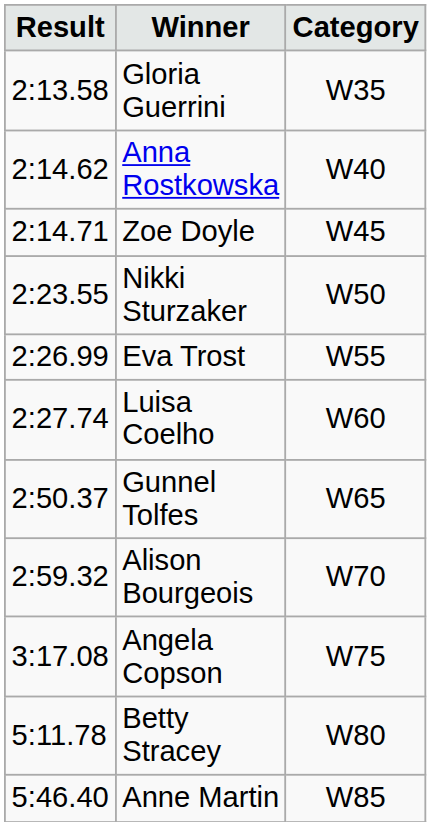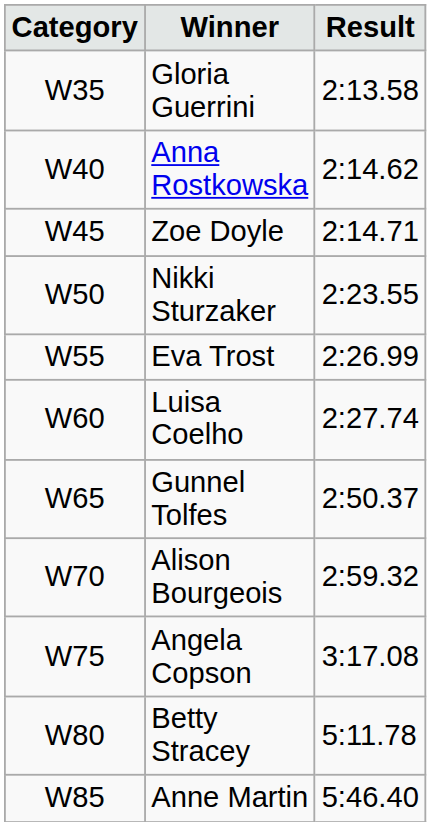columns swapped: (356, 27) <-> (60, 27)
